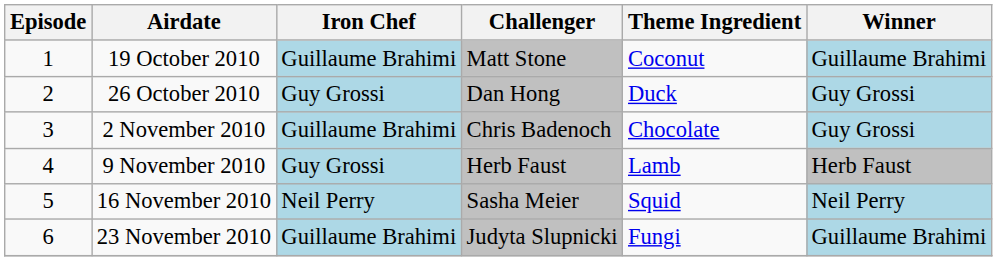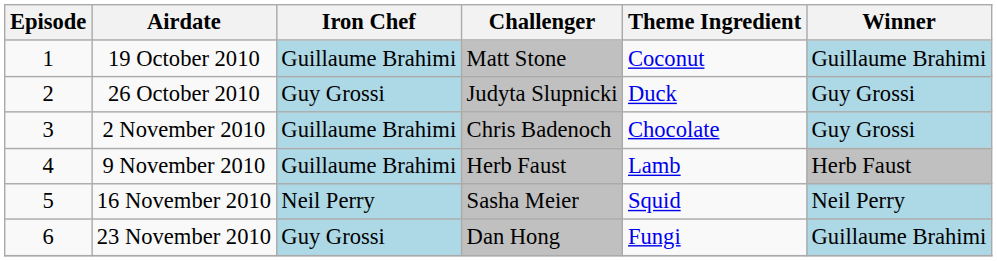(513, 93) Dan Hong -> (542, 93) Judyta Slupnicki
(333, 165) Guy Grossi -> (369, 165) Guillaume Brahimi
(369, 237) Guillaume Brahimi -> (333, 237) Guy Grossi
(542, 237) Judyta Slupnicki -> (513, 237) Dan Hong
